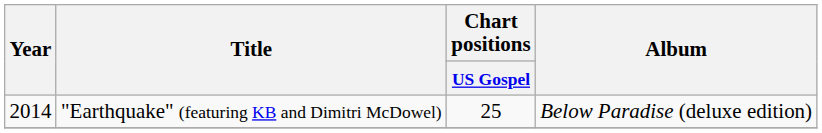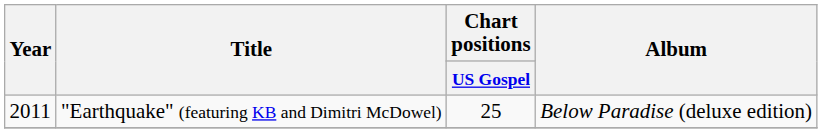(30, 111) 2014 -> (30, 111) 2011
